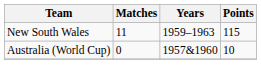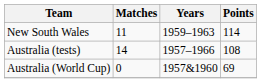(231, 31) 115 -> (231, 31) 114
+ row: (44, 50)
(229, 50) 10 -> (229, 68) 69
